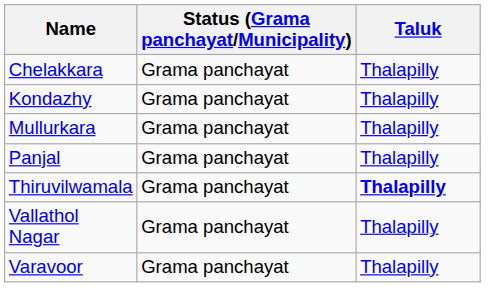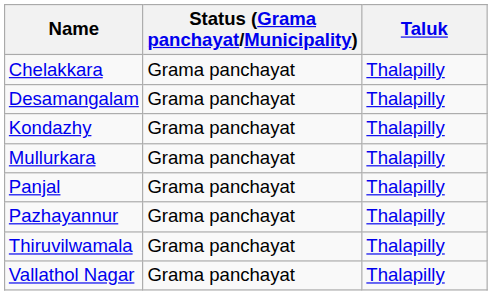+ row: (74, 98)
+ row: (64, 216)
(403, 187) bold -> (406, 246) normal
- row: (46, 267)
